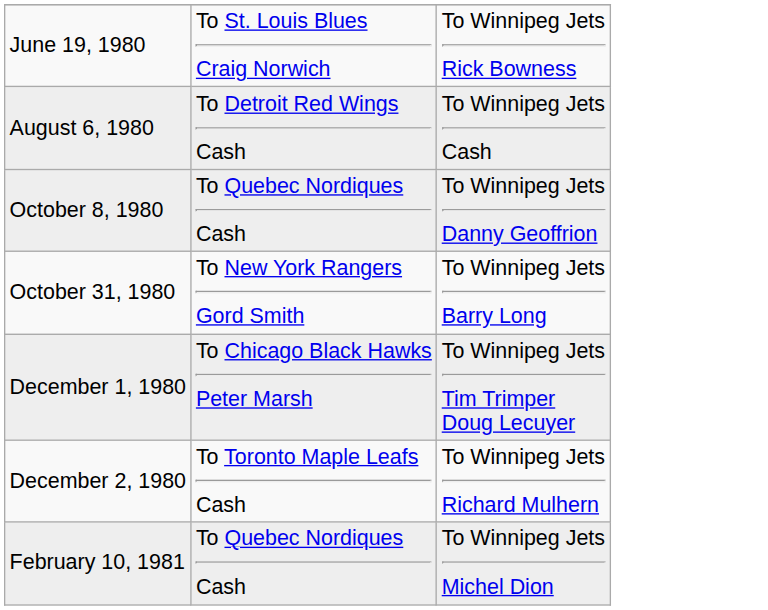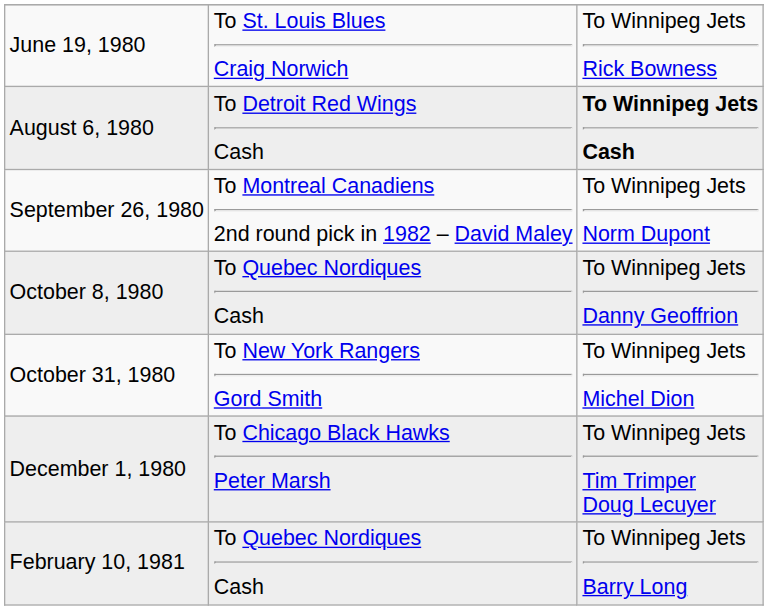(523, 127) normal -> (670, 127) bold
+ row: (107, 210)
(523, 292) To Winnipeg Jets Barry Long -> (670, 374) To Winnipeg Jets Michel Dion
- row: (98, 480)
(523, 563) To Winnipeg Jets Michel Dion -> (670, 563) To Winnipeg Jets Barry Long
